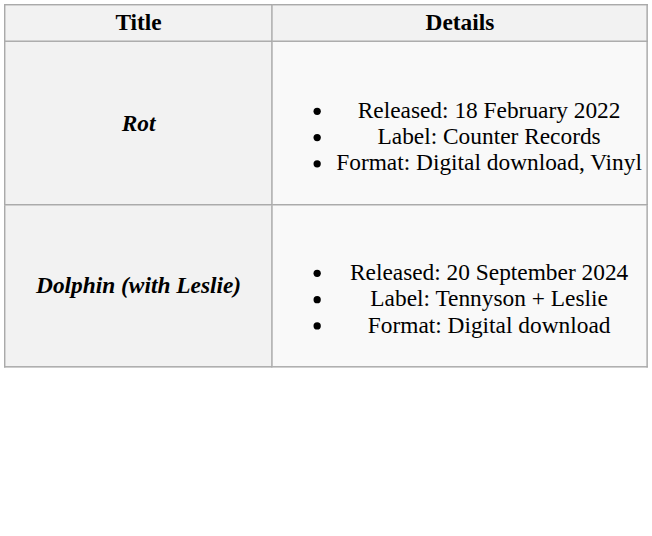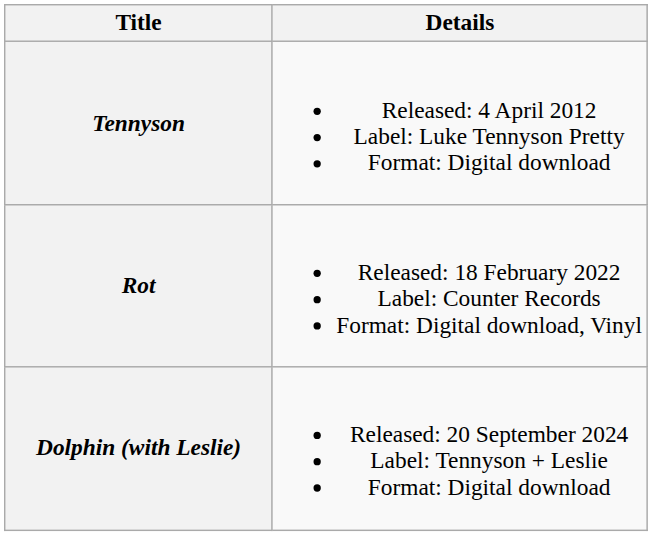+ row: (139, 122)
